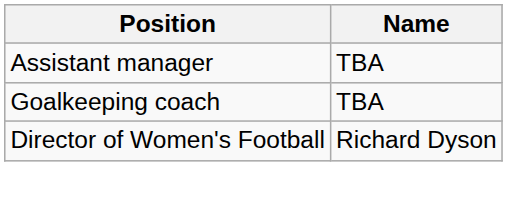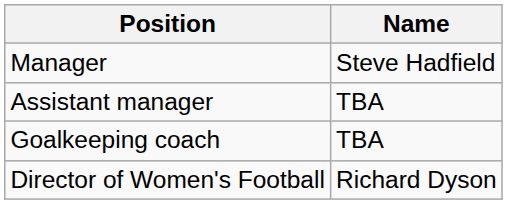+ row: (59, 62)
